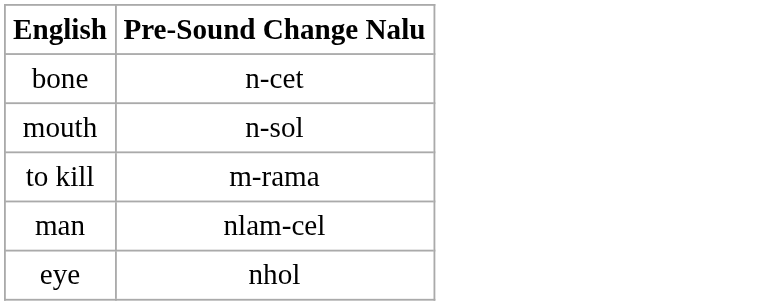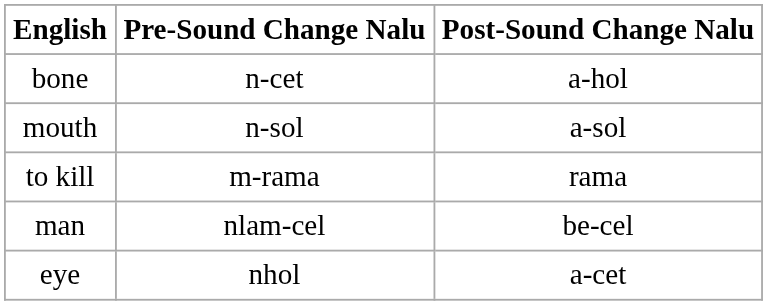+ column: (598, 29)
